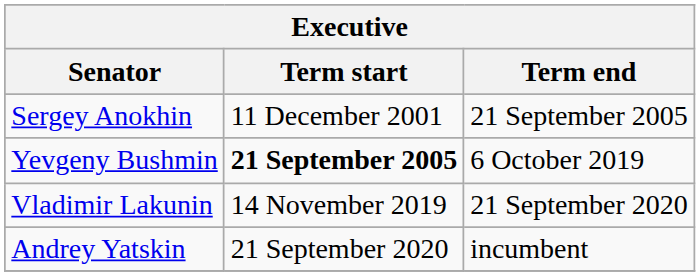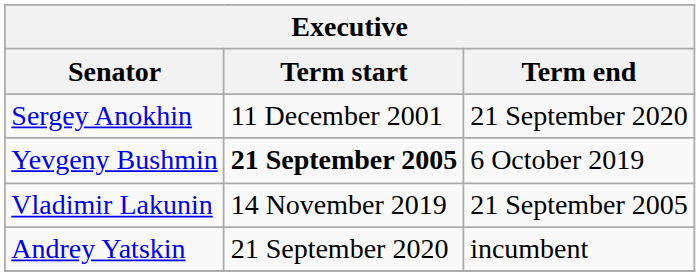(579, 115) 21 September 2005 -> (579, 115) 21 September 2020
(579, 204) 21 September 2020 -> (579, 204) 21 September 2005
